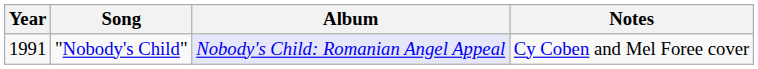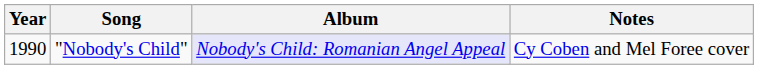(28, 49) 1991 -> (28, 49) 1990
